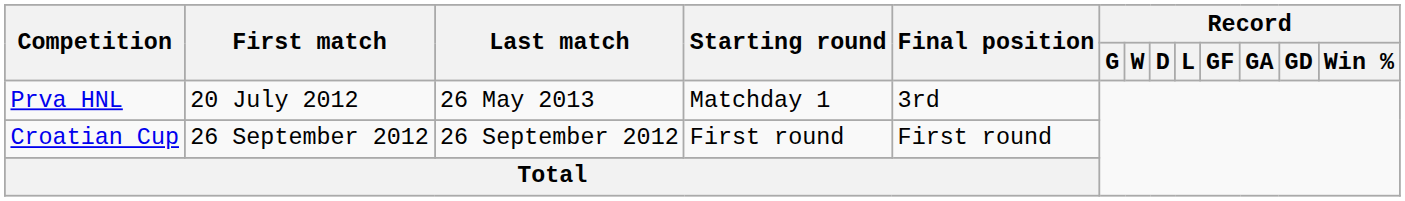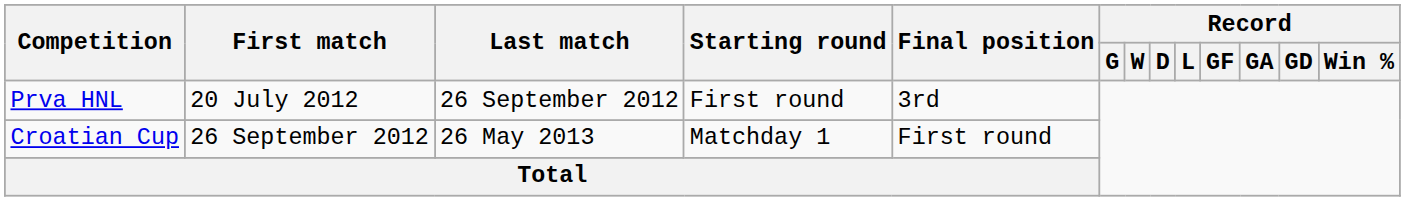(517, 100) 26 May 2013 -> (559, 100) 26 September 2012
(760, 100) Matchday 1 -> (767, 100) First round
(559, 138) 26 September 2012 -> (517, 138) 26 May 2013
(767, 138) First round -> (760, 138) Matchday 1
